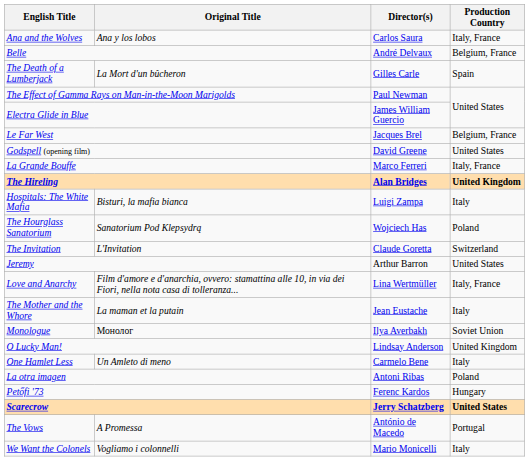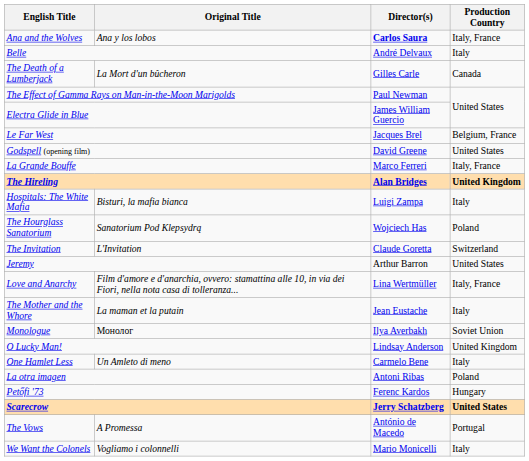(398, 38) normal -> (400, 38) bold
(484, 53) Belgium, France -> (461, 53) Italy
(463, 73) Spain -> (467, 73) Canada
